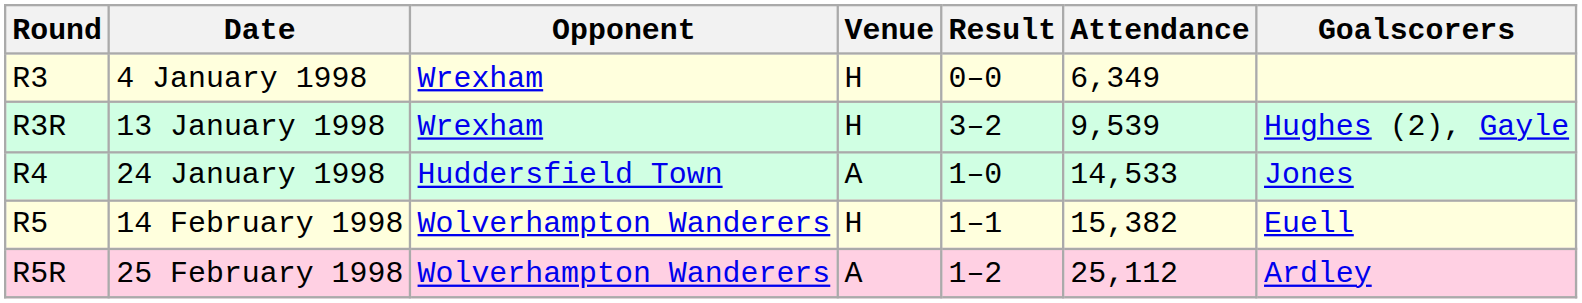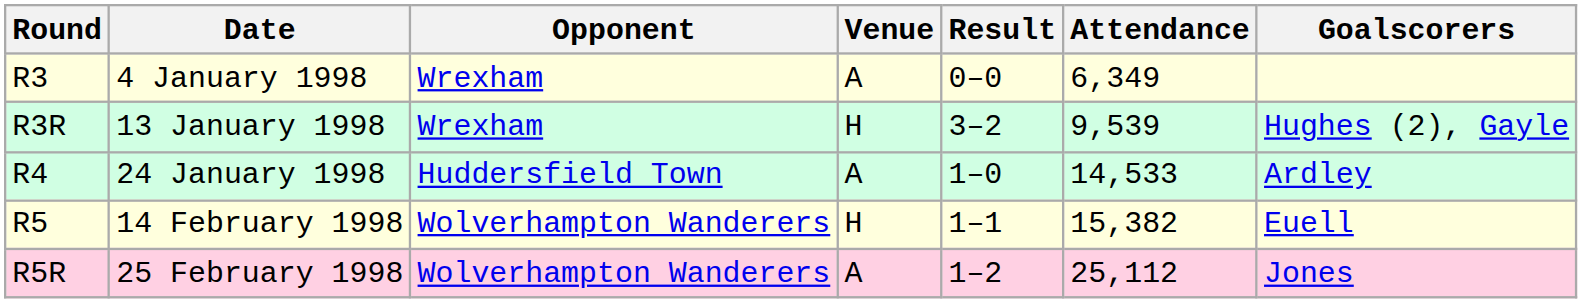(853, 78) H -> (853, 78) A
(1309, 176) Jones -> (1318, 176) Ardley
(1318, 273) Ardley -> (1309, 273) Jones
